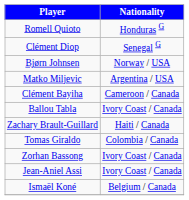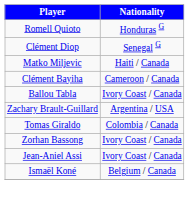- row: (52, 63)
(142, 78) Argentina / USA -> (142, 63) Haiti / Canada
(142, 125) Haiti / Canada -> (142, 109) Argentina / USA
